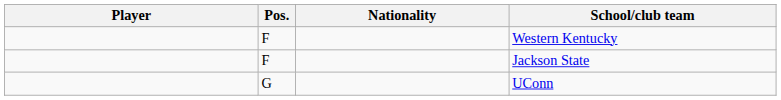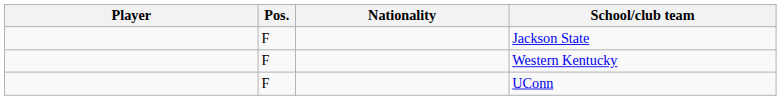rows swapped: (551, 60) <-> (565, 38)
(267, 83) G -> (265, 83) F
